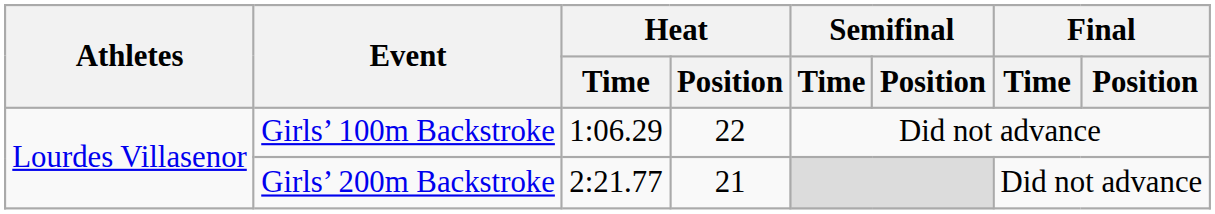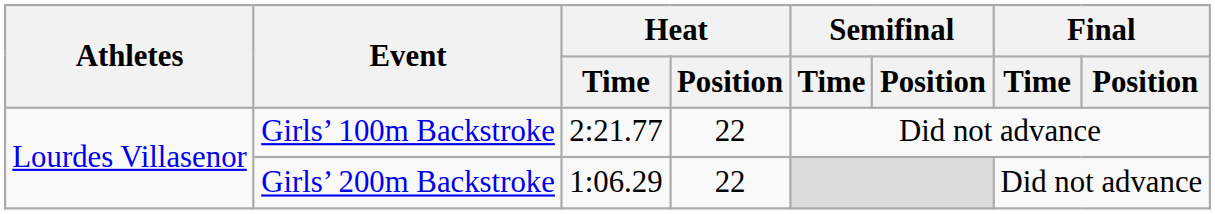(616, 131) 1:06.29 -> (616, 131) 2:21.77
(616, 182) 2:21.77 -> (616, 182) 1:06.29
(730, 182) 21 -> (730, 182) 22
